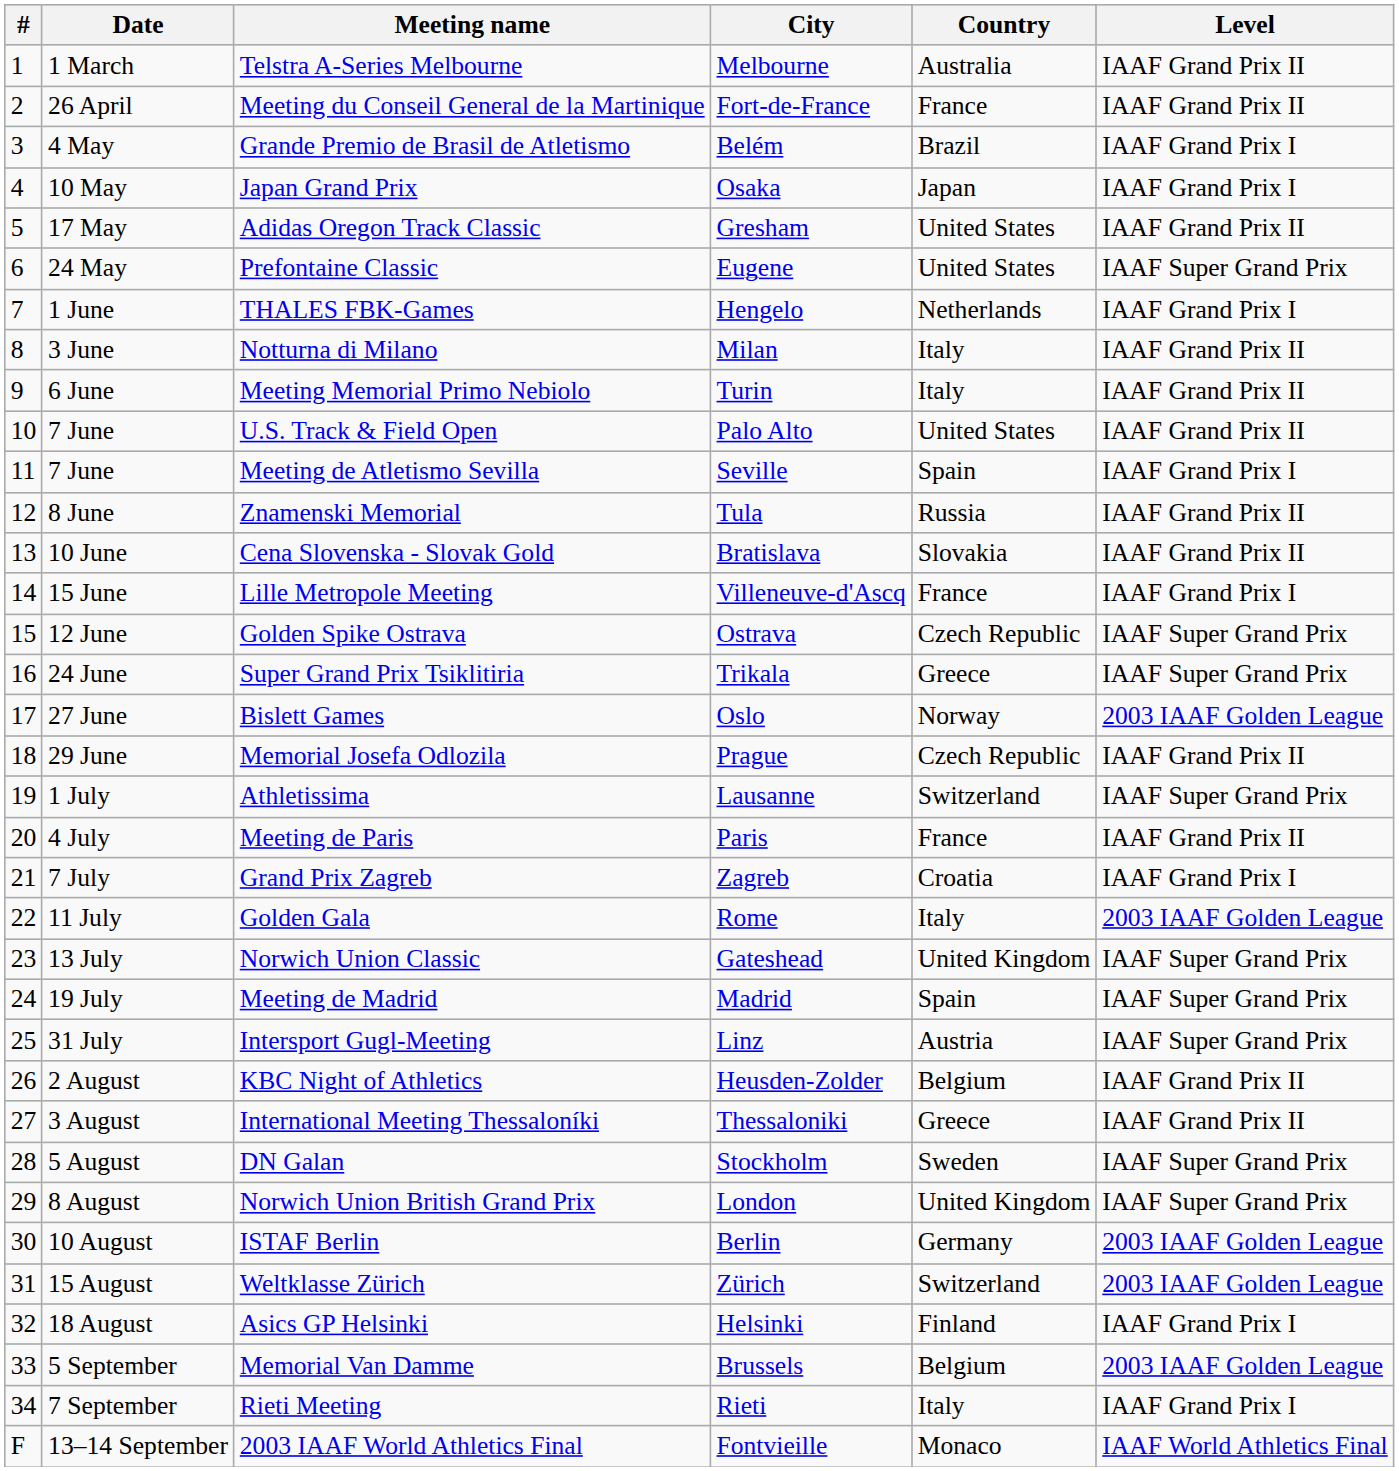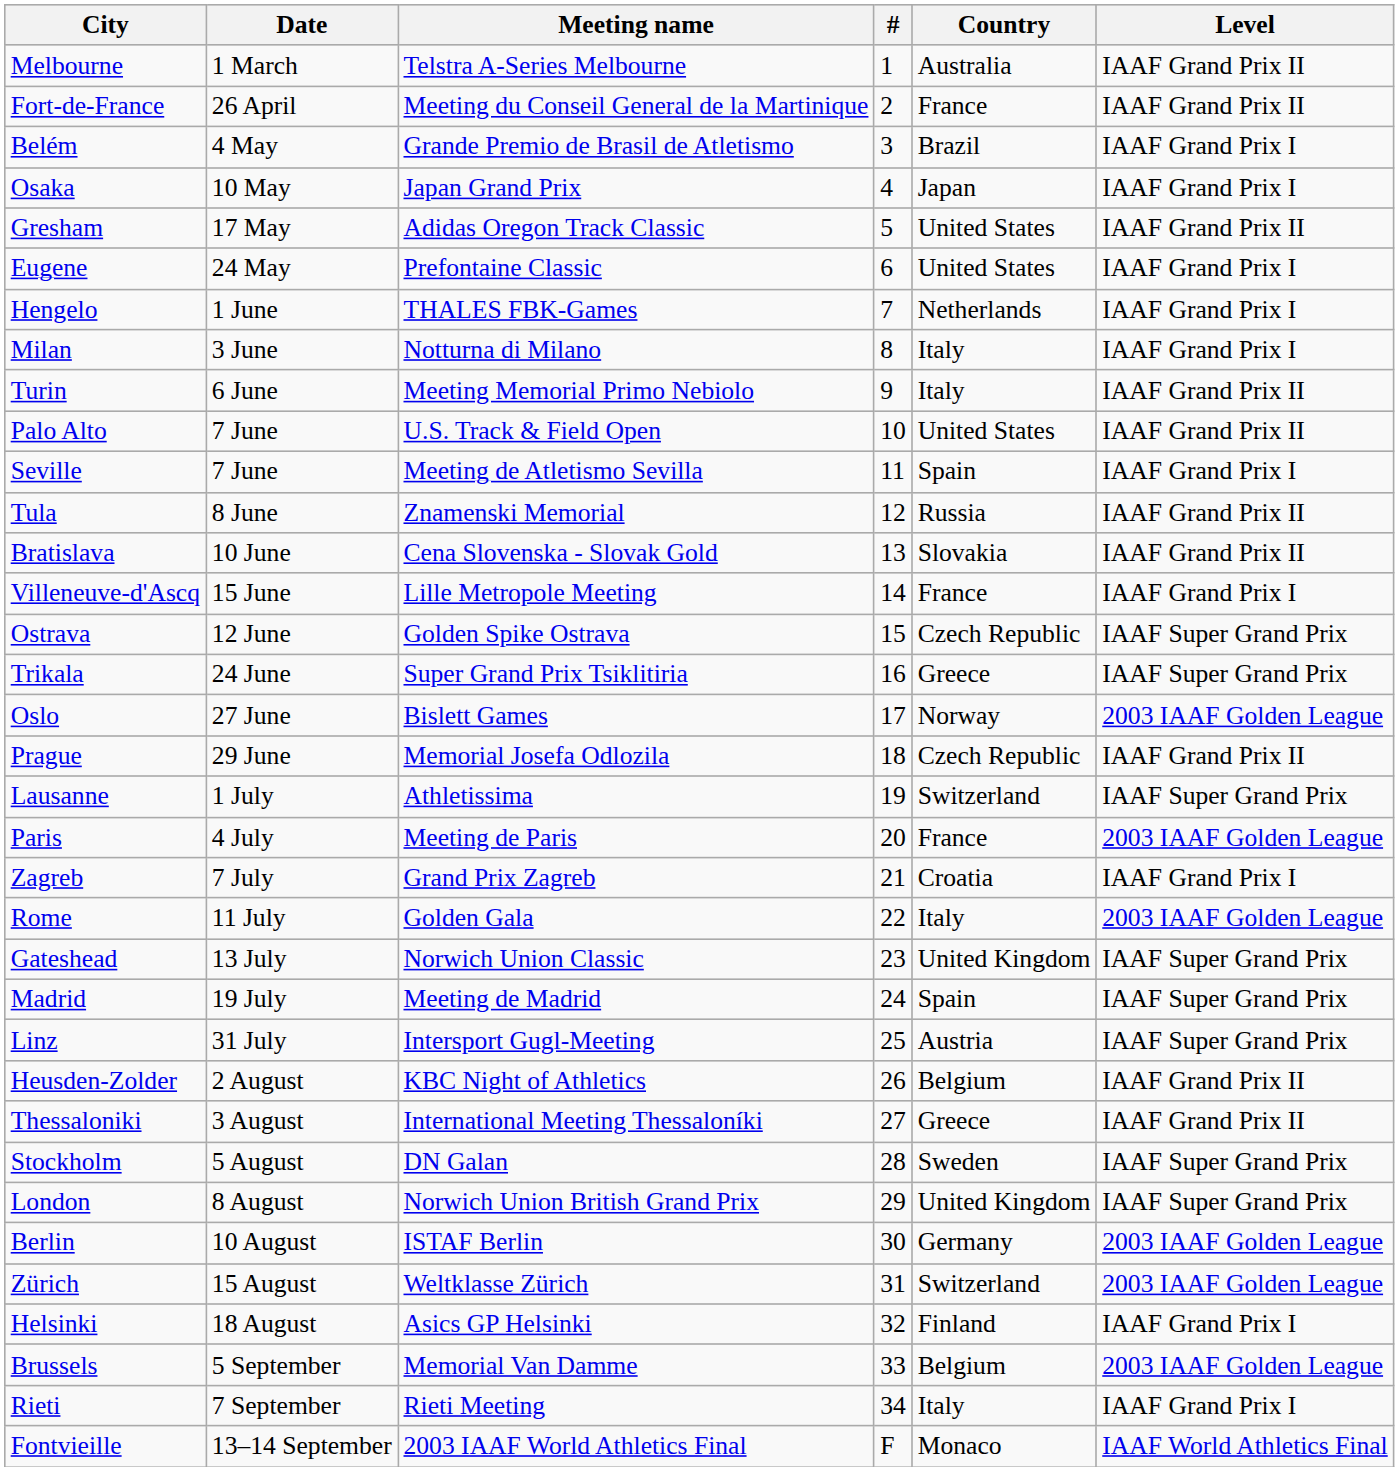columns swapped: (24, 24) <-> (811, 24)
(1225, 268) IAAF Super Grand Prix -> (1199, 268) IAAF Grand Prix I
(1204, 349) IAAF Grand Prix II -> (1199, 349) IAAF Grand Prix I
(1204, 836) IAAF Grand Prix II -> (1243, 836) 2003 IAAF Golden League
